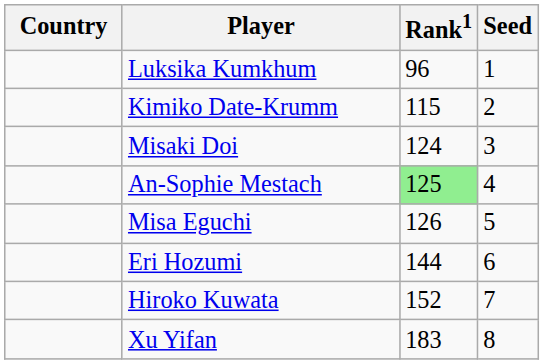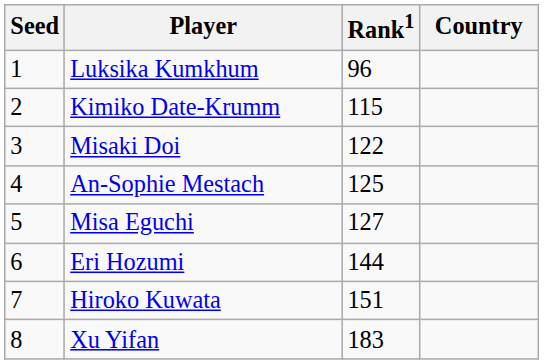columns swapped: (64, 27) <-> (508, 27)
(423, 146) 124 -> (366, 146) 122
(423, 184) lightgreen background -> (366, 184) no background
(423, 223) 126 -> (366, 223) 127
(423, 300) 152 -> (366, 300) 151
